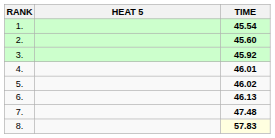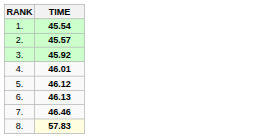- column: (128, 12)
(245, 41) 45.60 -> (60, 41) 45.57
(245, 84) 46.02 -> (60, 84) 46.12
(245, 112) 47.48 -> (60, 112) 46.46
